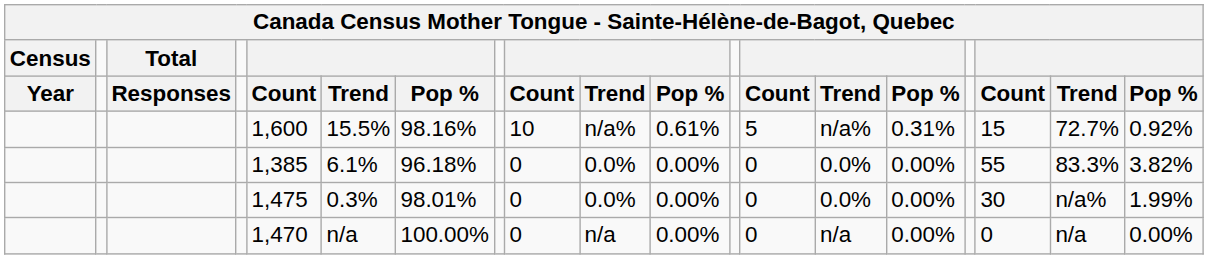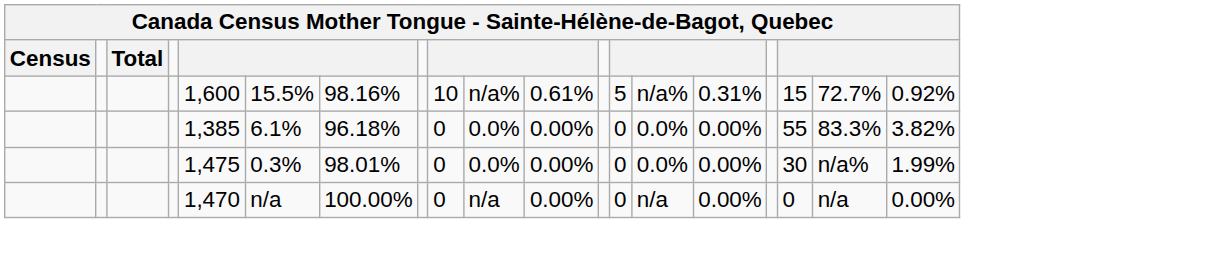- row: (50, 93)
